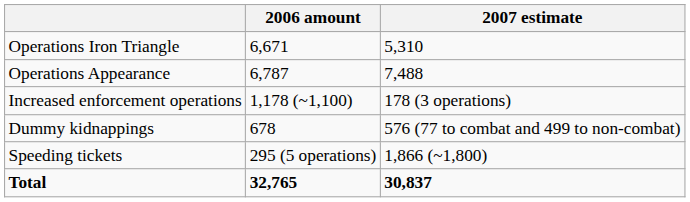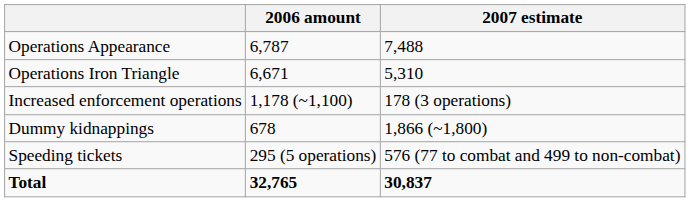rows swapped: (89, 73) <-> (94, 45)
(532, 127) 576 (77 to combat and 499 to non-combat) -> (436, 127) 1,866 (~1,800)
(436, 155) 1,866 (~1,800) -> (532, 155) 576 (77 to combat and 499 to non-combat)
